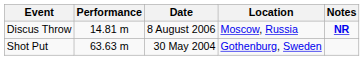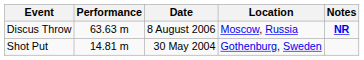(109, 30) 14.81 m -> (109, 30) 63.63 m
(109, 47) 63.63 m -> (109, 47) 14.81 m
